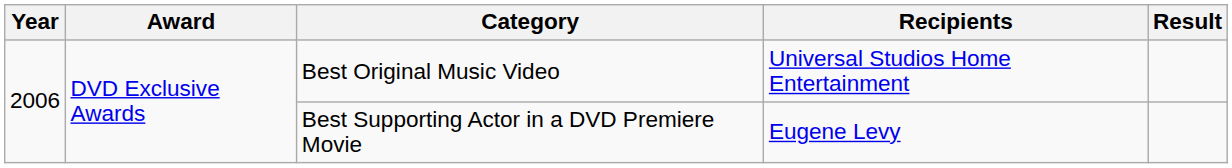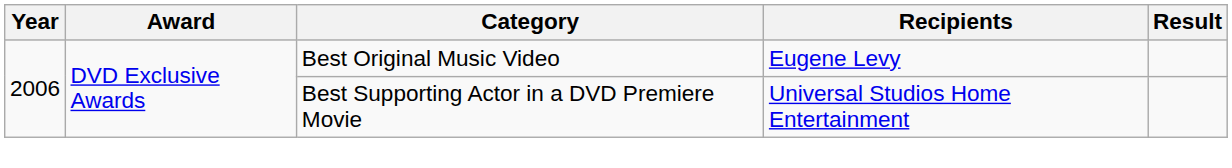(890, 70) Universal Studios Home Entertainment -> (835, 58) Eugene Levy
(835, 132) Eugene Levy -> (890, 106) Universal Studios Home Entertainment
